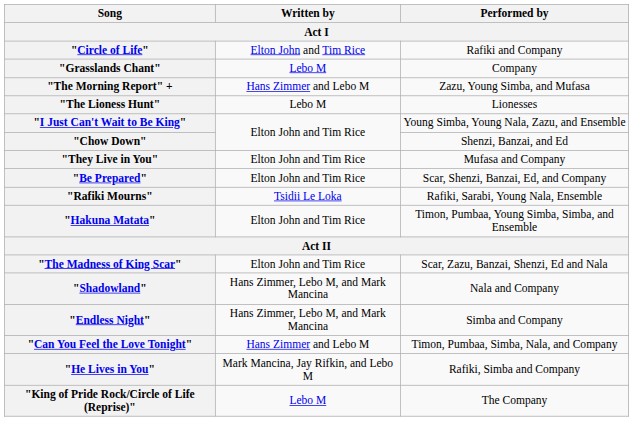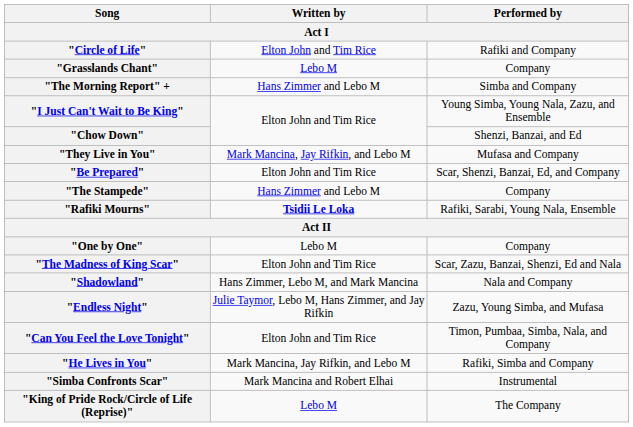(515, 86) Zazu, Young Simba, and Mufasa -> (528, 86) Simba and Company
- row: (110, 104)
(308, 159) Elton John and Tim Rice -> (319, 154) Mark Mancina, Jay Rifkin, and Lebo M
+ row: (107, 191)
(308, 196) normal -> (319, 209) bold
- row: (110, 221)
+ row: (107, 245)
(308, 320) Hans Zimmer, Lebo M, and Mark Mancina -> (319, 307) Julie Taymor, Lebo M, Hans Zimmer, and Jay Rifkin
(515, 320) Simba and Company -> (528, 307) Zazu, Young Simba, and Mufasa
(308, 344) Hans Zimmer and Lebo M -> (319, 338) Elton John and Tim Rice
+ row: (107, 381)
